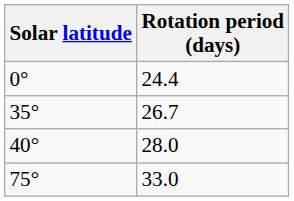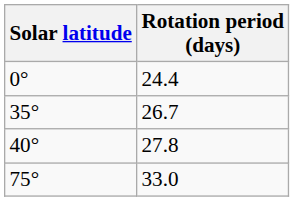(160, 145) 28.0 -> (160, 145) 27.8
